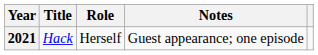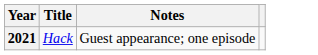- column: (100, 15)
